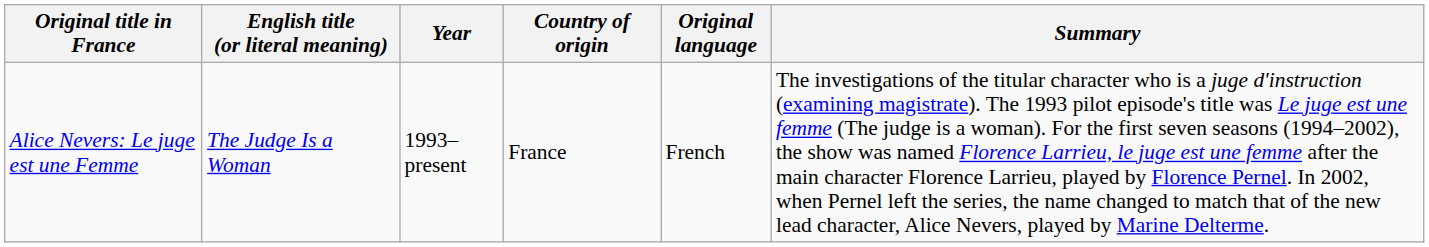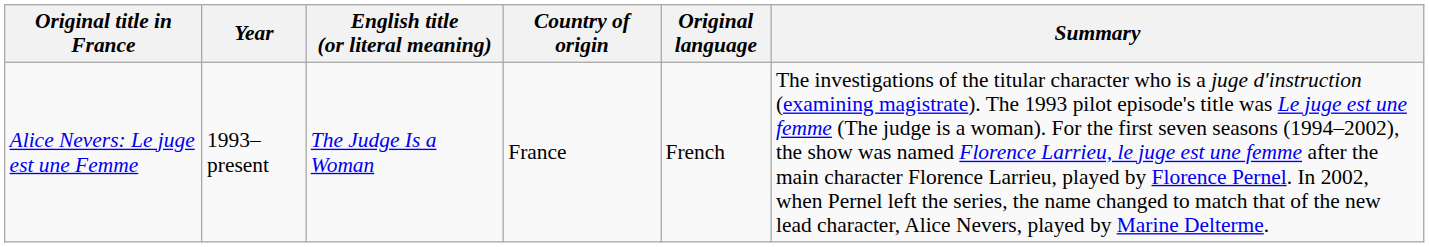columns swapped: (301, 33) <-> (451, 33)
